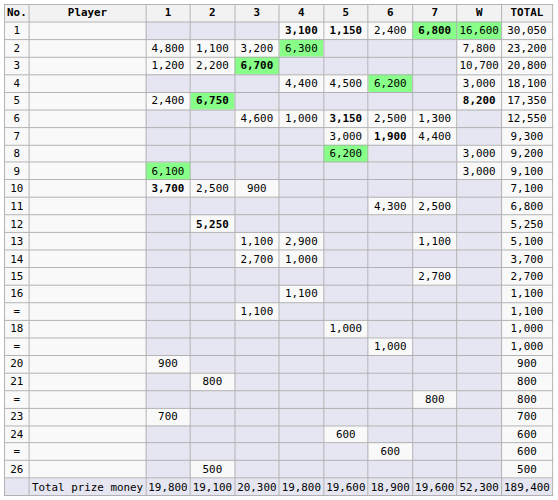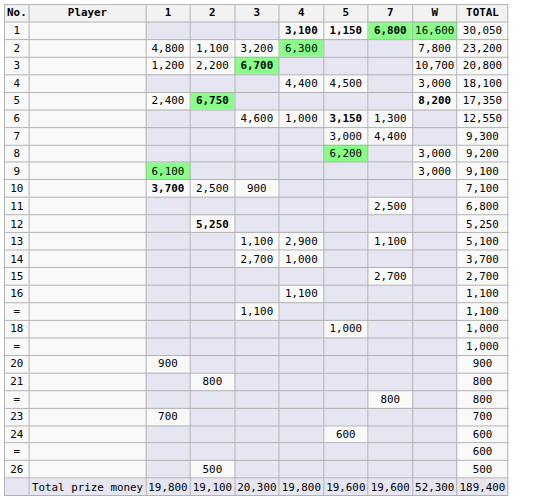- column: (390, 14)
